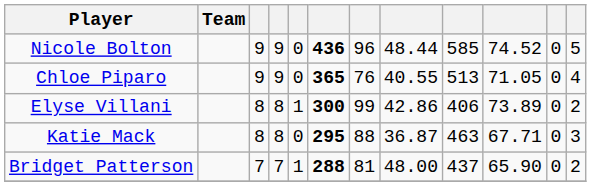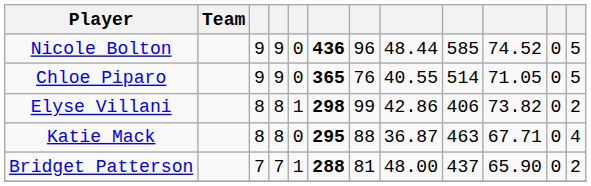(463, 78) 513 -> (463, 78) 514
(575, 78) 4 -> (575, 78) 5
(329, 108) 300 -> (329, 108) 298
(515, 108) 73.89 -> (515, 108) 73.82
(575, 137) 3 -> (575, 137) 4
